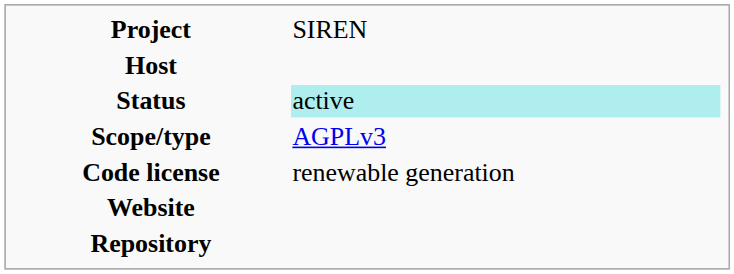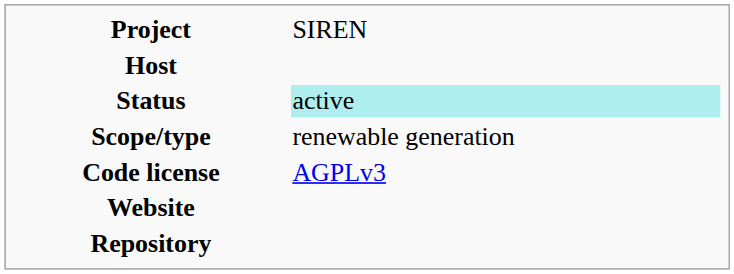(339, 136) AGPLv3 -> (404, 136) renewable generation
(404, 172) renewable generation -> (339, 172) AGPLv3
